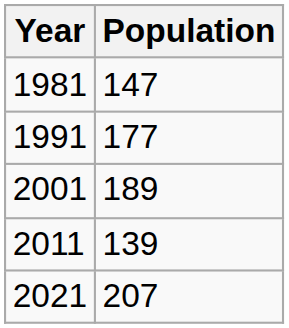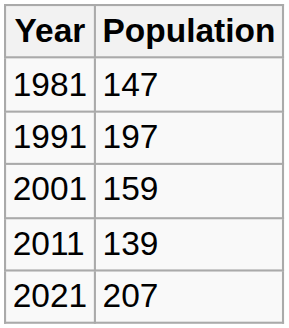(130, 137) 177 -> (130, 137) 197
(130, 190) 189 -> (130, 190) 159
